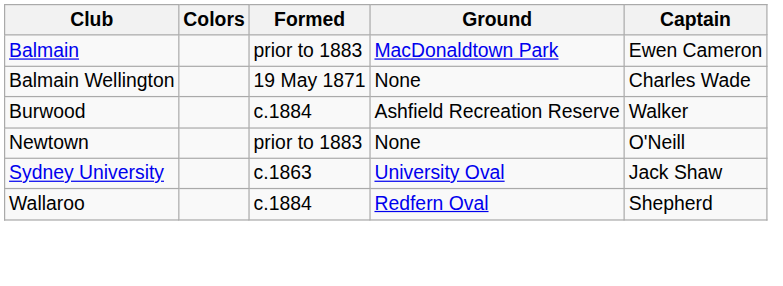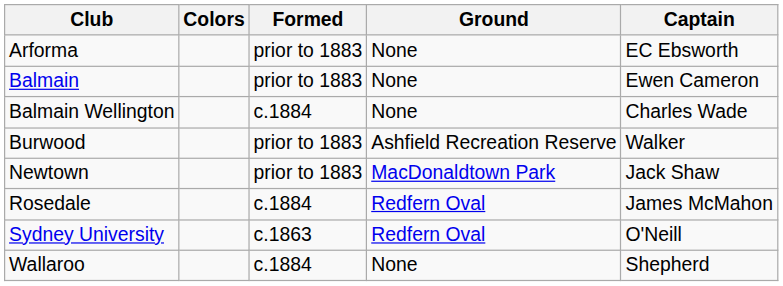+ row: (43, 50)
(466, 50) MacDonaldtown Park -> (394, 81) None
(310, 81) 19 May 1871 -> (283, 111) c.1884
(283, 111) c.1884 -> (308, 142) prior to 1883
(398, 142) None -> (463, 173) MacDonaldtown Park
(657, 142) O'Neill -> (672, 173) Jack Shaw
+ row: (50, 204)
(440, 173) University Oval -> (428, 234) Redfern Oval
(676, 173) Jack Shaw -> (654, 234) O'Neill
(431, 204) Redfern Oval -> (394, 265) None
